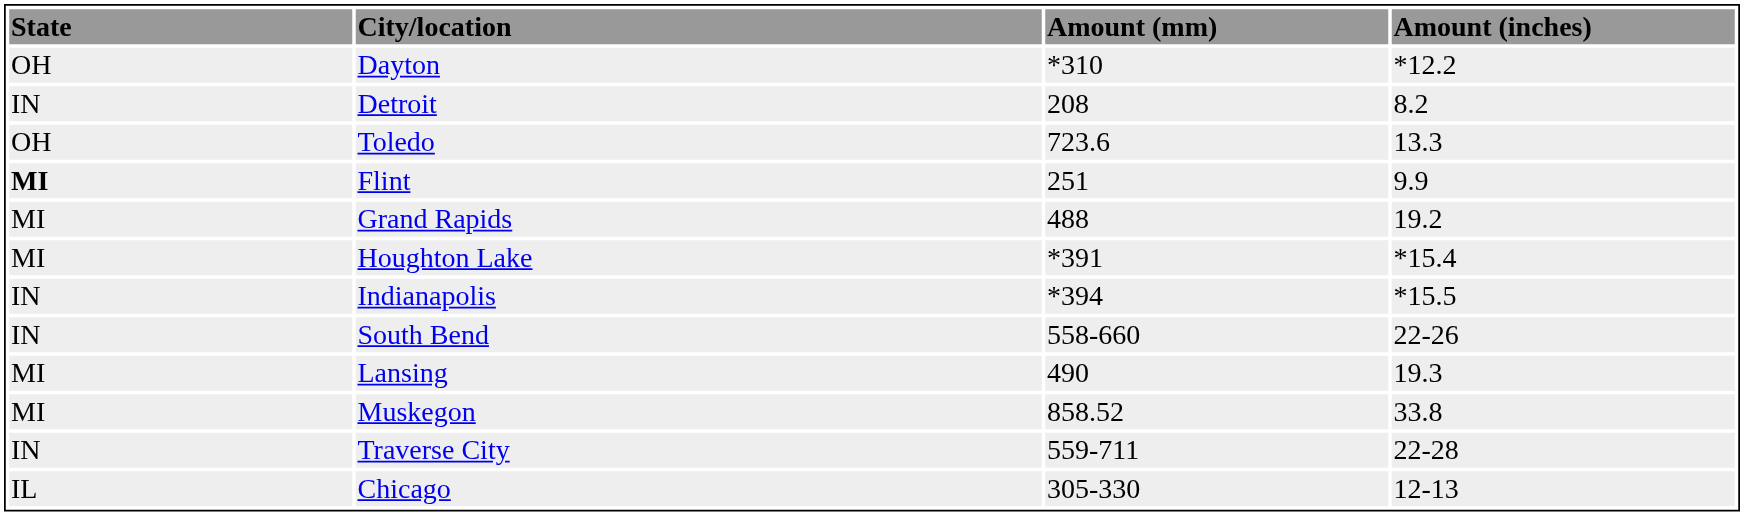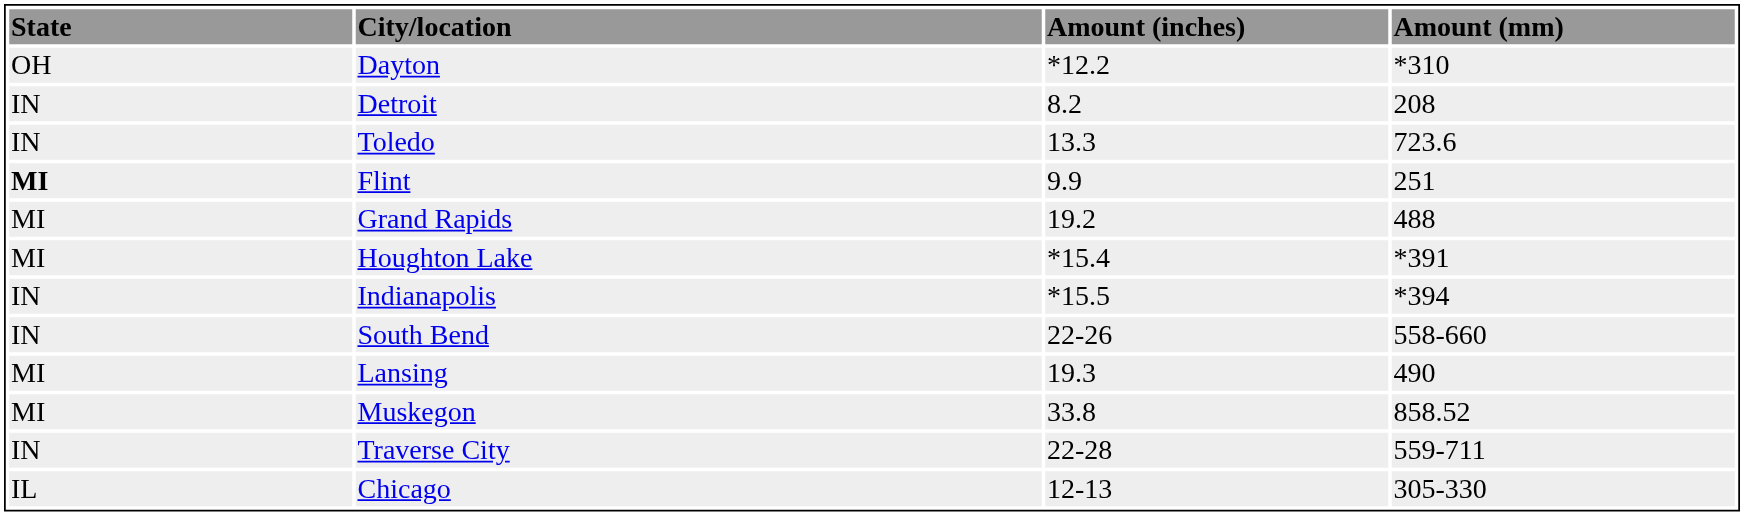columns swapped: (1493, 26) <-> (1132, 26)
(31, 141) OH -> (26, 141) IN
